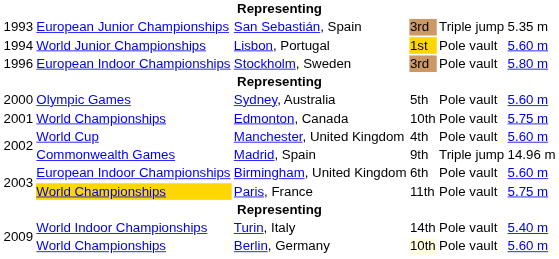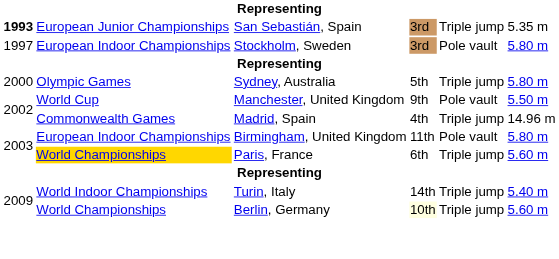(18, 27) normal -> (18, 27) bold
- row: (282, 45)
(18, 63) 1996 -> (18, 45) 1997
(468, 100) Pole vault -> (472, 82) Triple jump
(528, 100) 5.60 m -> (528, 82) 5.80 m
- row: (291, 118)
(419, 136) 4th -> (419, 100) 9th
(528, 136) 5.60 m -> (528, 100) 5.50 m
(419, 155) 9th -> (419, 118) 4th
(419, 173) 6th -> (422, 136) 11th
(528, 173) 5.60 m -> (528, 136) 5.80 m
(422, 191) 11th -> (419, 155) 6th
(468, 191) Pole vault -> (472, 155) Triple jump
(528, 191) 5.75 m -> (528, 155) 5.60 m
(468, 228) Pole vault -> (472, 191) Triple jump
(468, 246) Pole vault -> (472, 209) Triple jump
